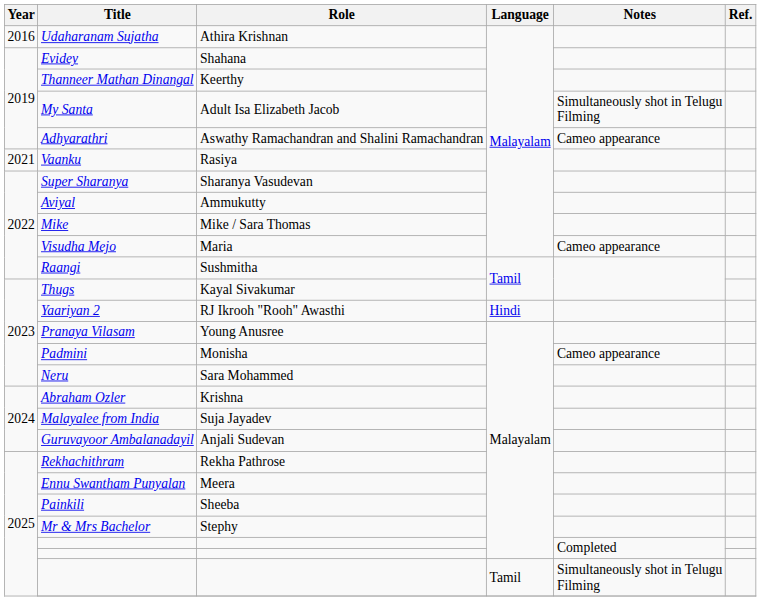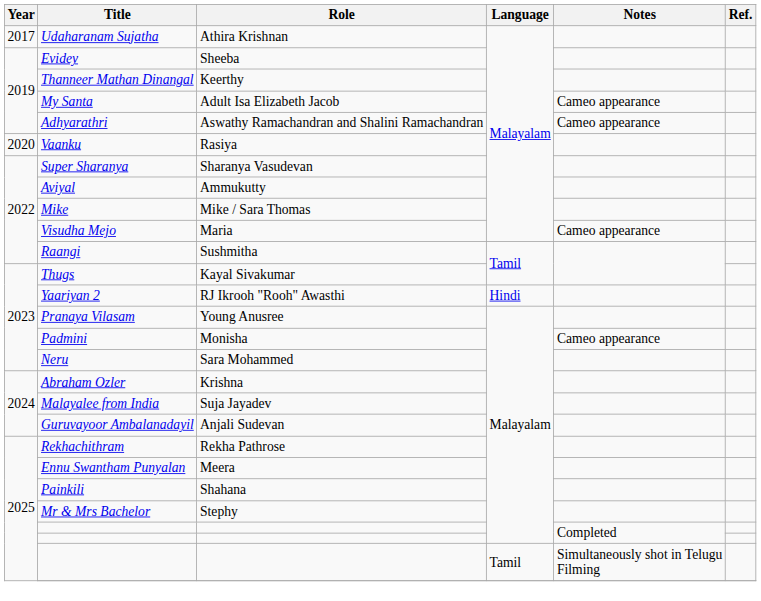(21, 36) 2016 -> (21, 36) 2017
(223, 58) Shahana -> (220, 58) Sheeba
(640, 109) Simultaneously shot in Telugu Filming -> (609, 101) Cameo appearance
(21, 159) 2021 -> (21, 144) 2020
(220, 505) Sheeba -> (223, 489) Shahana
